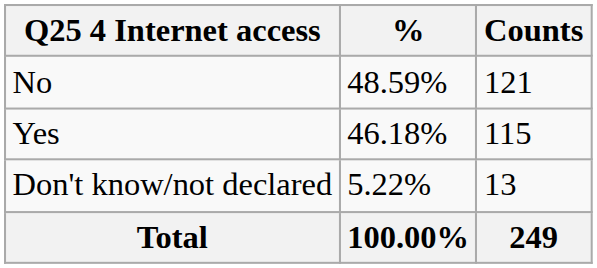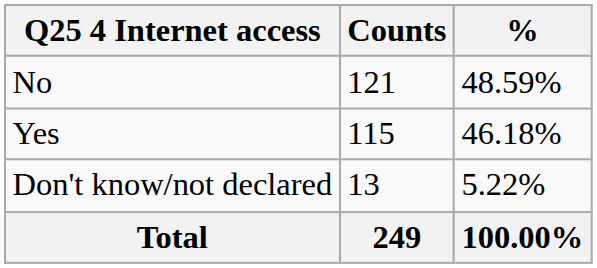columns swapped: (534, 30) <-> (408, 30)
